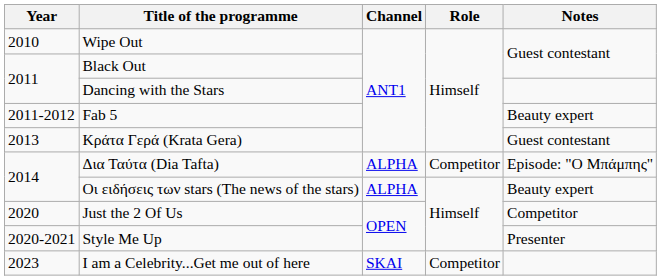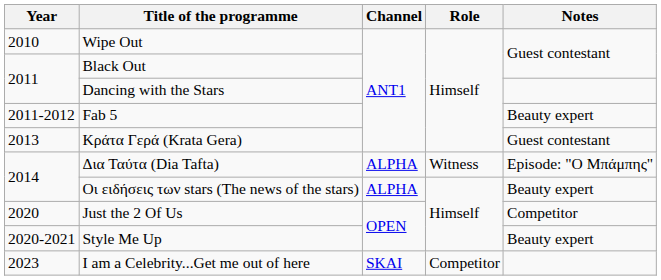(465, 164) Competitor -> (454, 164) Witness
(536, 238) Presenter -> (550, 238) Beauty expert
